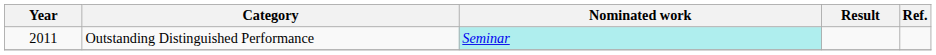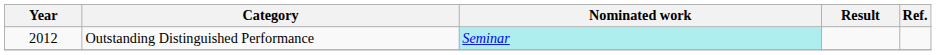(43, 38) 2011 -> (43, 38) 2012
